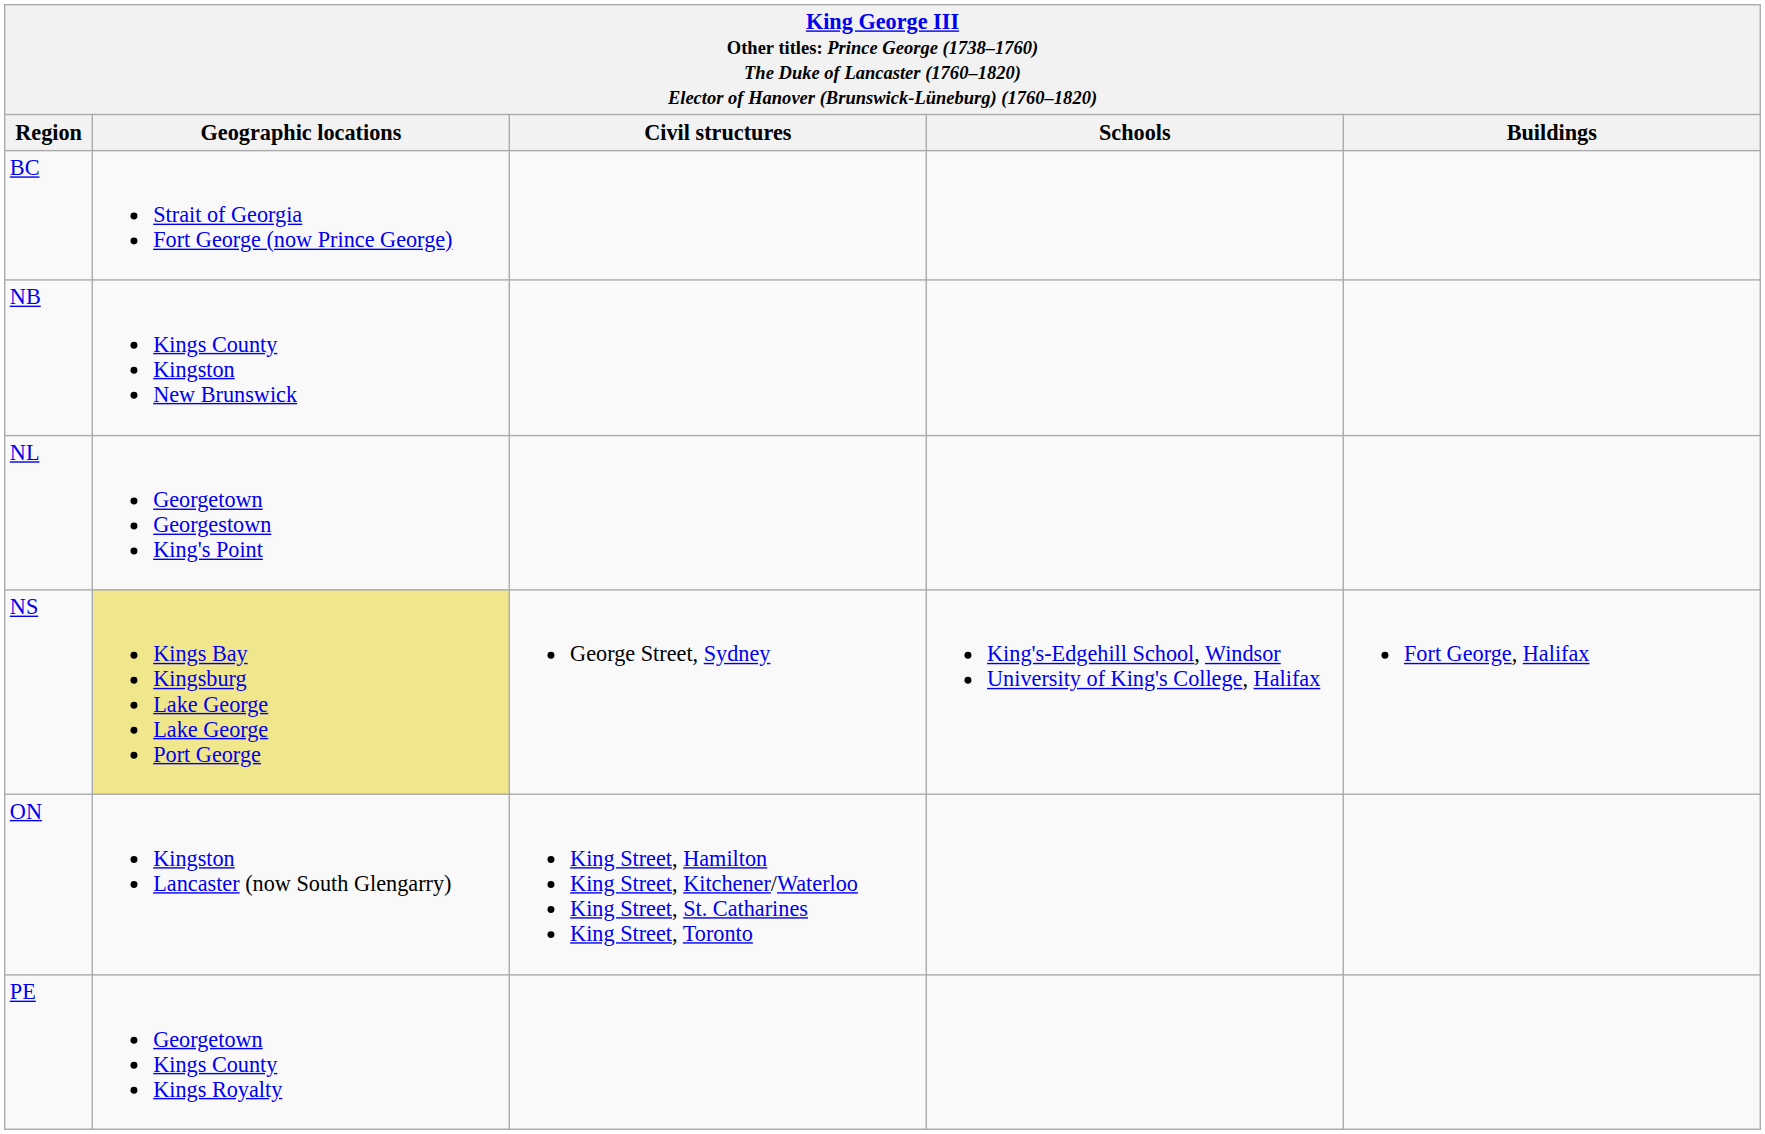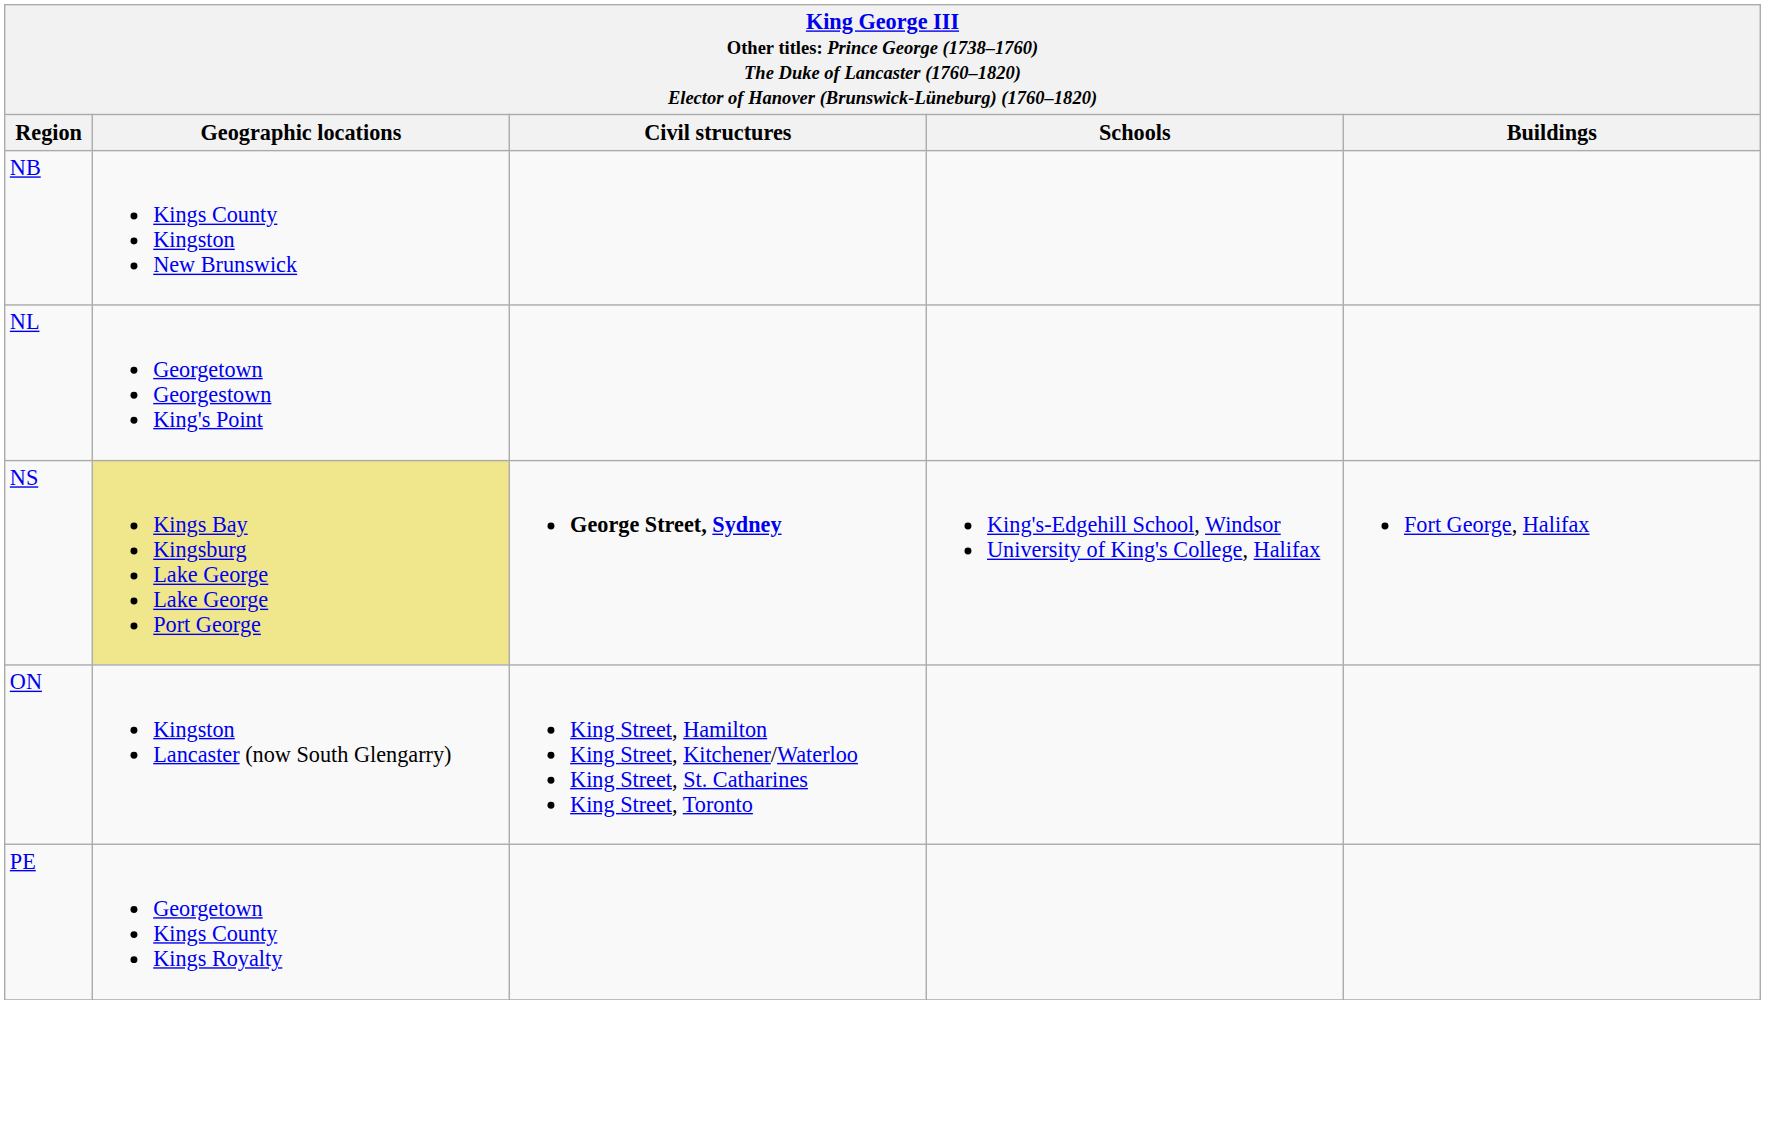- row: (25, 167)
(718, 655) normal -> (718, 525) bold
